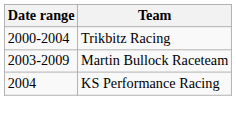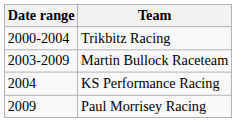+ row: (144, 106)
